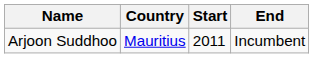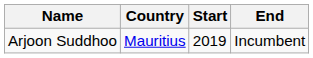(209, 40) 2011 -> (210, 40) 2019
